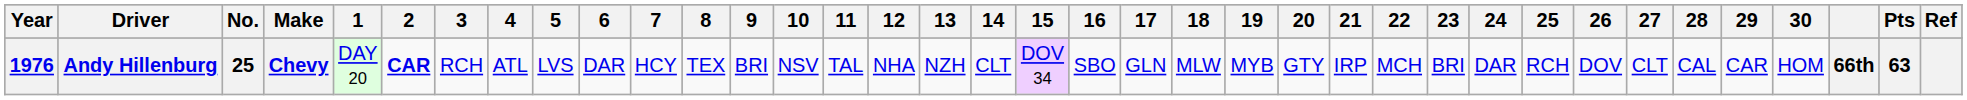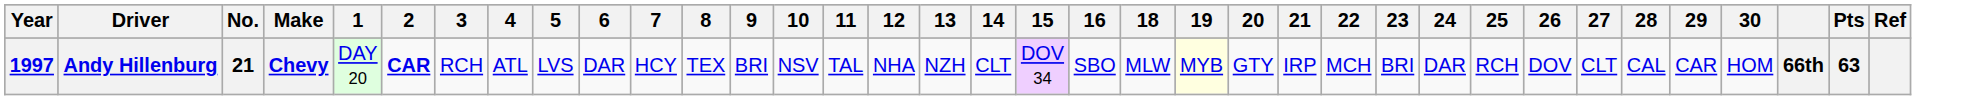- column: (1146, 21)
(32, 66) 1976 -> (32, 66) 1997
(243, 66) 25 -> (243, 66) 21
(1252, 66) no background -> (1202, 66) lightyellow background
